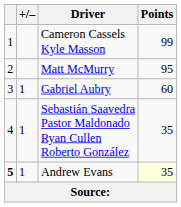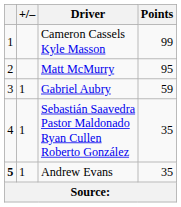(167, 89) 60 -> (167, 89) 59
(167, 172) lightyellow background -> (167, 172) no background
